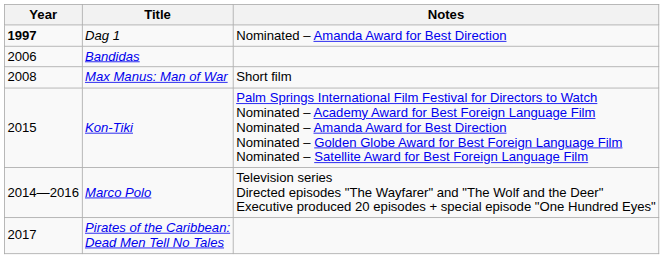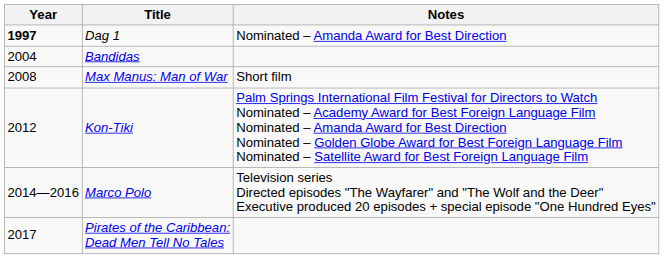(22, 56) 2006 -> (22, 56) 2004
(22, 127) 2015 -> (22, 127) 2012
